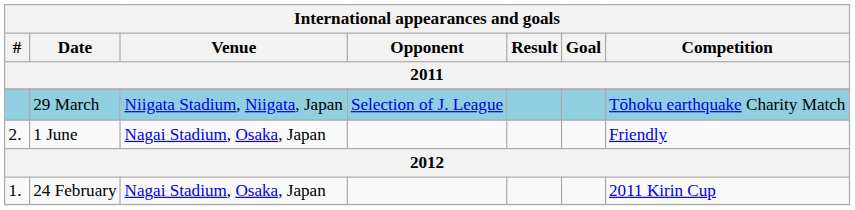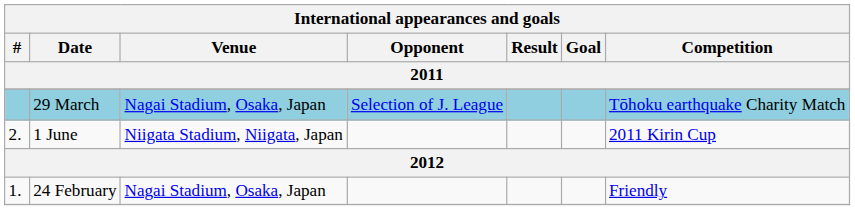(234, 104) Niigata Stadium, Niigata, Japan -> (225, 104) Nagai Stadium, Osaka, Japan
(225, 134) Nagai Stadium, Osaka, Japan -> (234, 134) Niigata Stadium, Niigata, Japan
(638, 134) Friendly -> (662, 134) 2011 Kirin Cup
(662, 190) 2011 Kirin Cup -> (638, 190) Friendly
